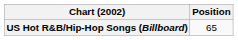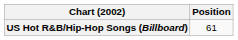(211, 27) 65 -> (211, 27) 61
